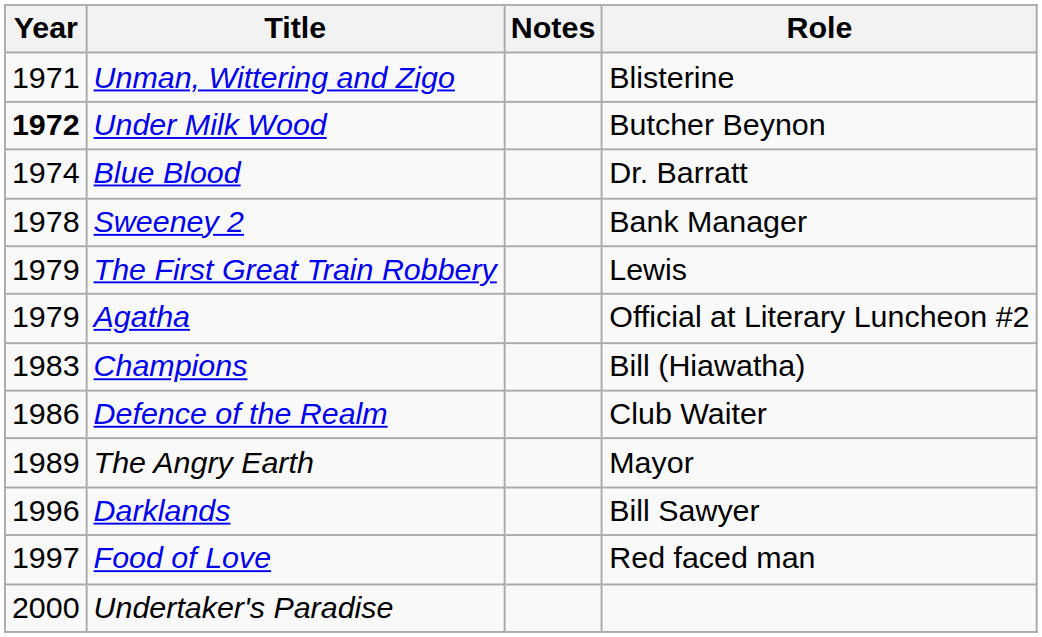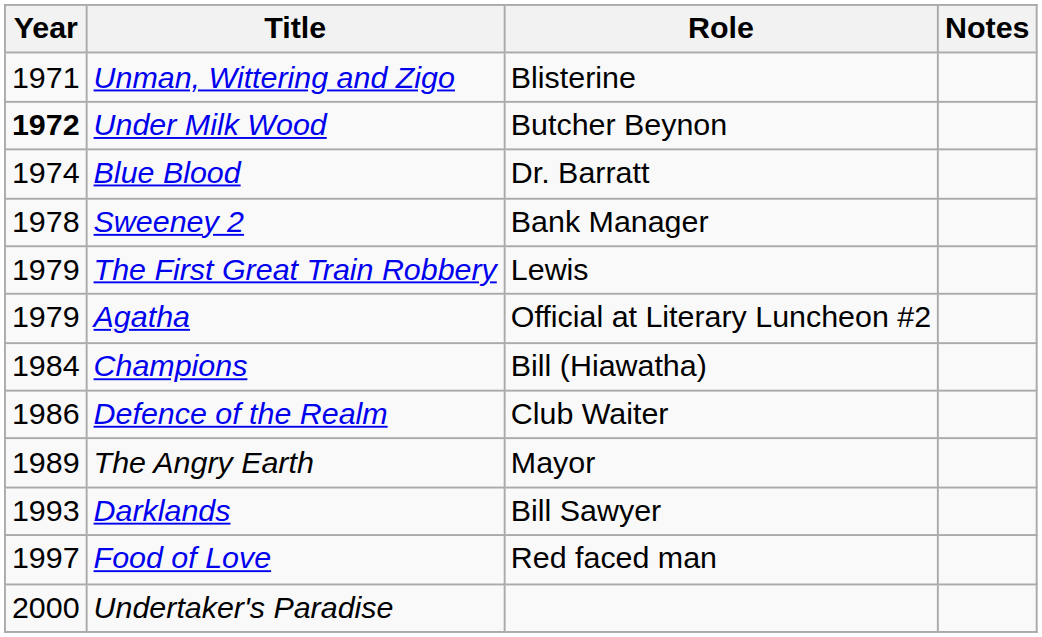columns swapped: (819, 28) <-> (553, 28)
(46, 366) 1983 -> (46, 366) 1984
(46, 510) 1996 -> (46, 510) 1993
